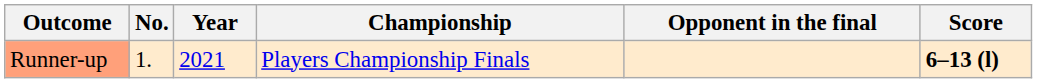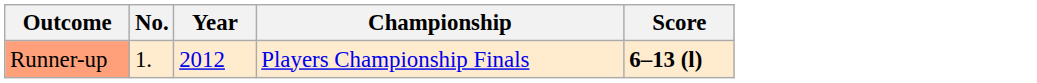- column: (772, 22)
(202, 58) 2021 -> (202, 58) 2012
